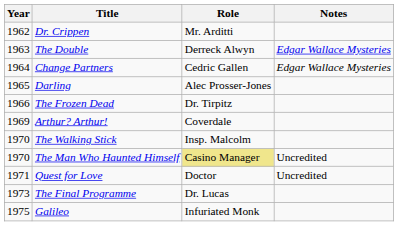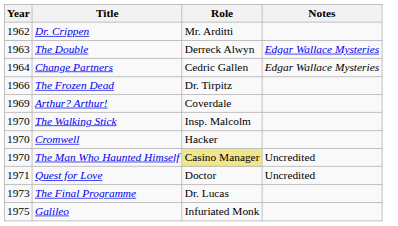- row: (53, 85)
+ row: (57, 139)
